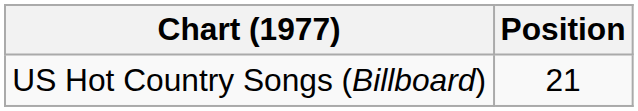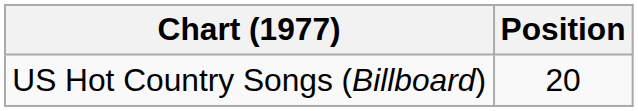(563, 79) 21 -> (563, 79) 20
